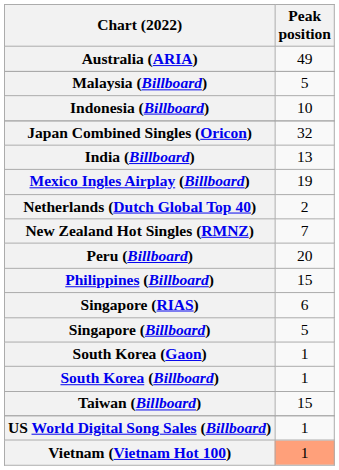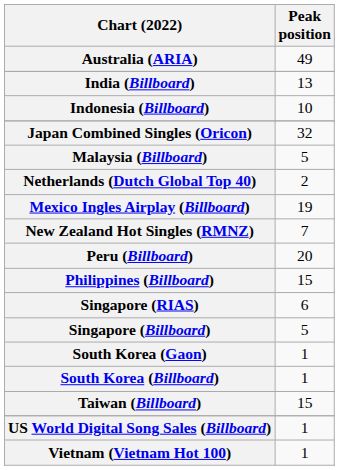rows swapped: (140, 157) <-> (140, 83)
rows swapped: (140, 181) <-> (140, 206)
(305, 452) lightsalmon background -> (305, 452) no background
